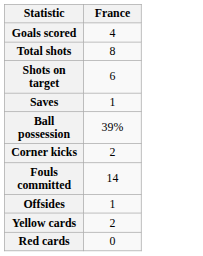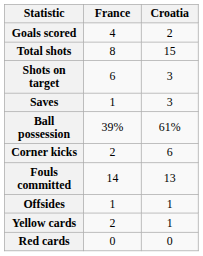+ column: (170, 13)
